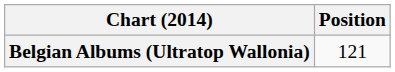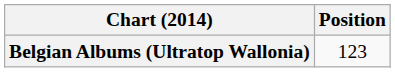(352, 50) 121 -> (352, 50) 123
